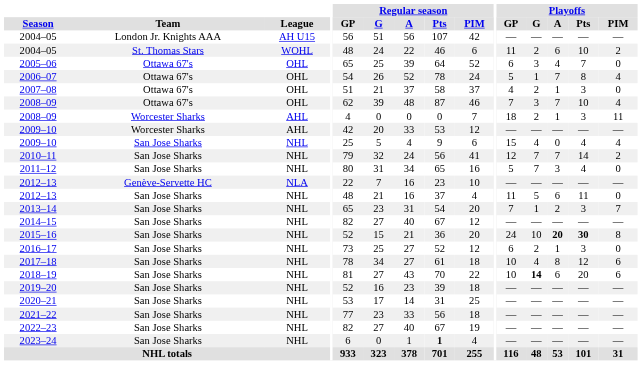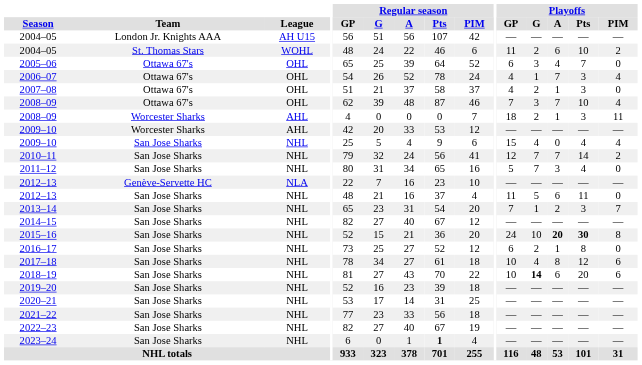(511, 76) 5 -> (511, 76) 4
(583, 76) 8 -> (583, 76) 3
(583, 248) 3 -> (583, 248) 8
